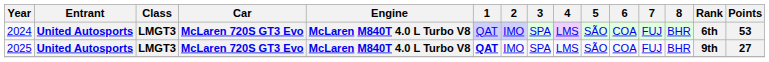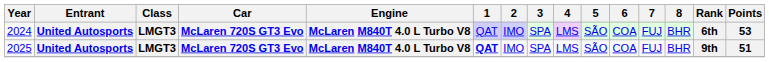(745, 49) 27 -> (745, 49) 51
